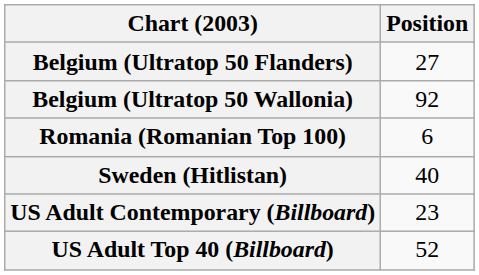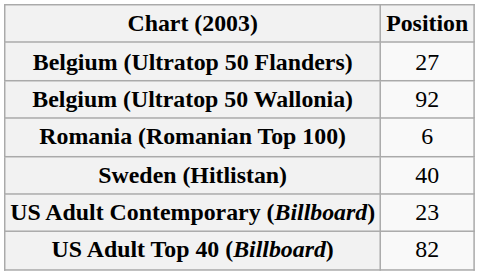(427, 250) 52 -> (427, 250) 82
